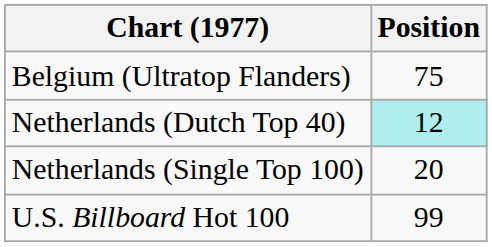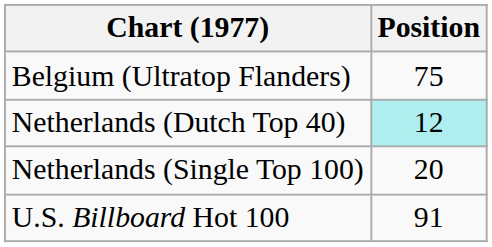(429, 216) 99 -> (429, 216) 91
